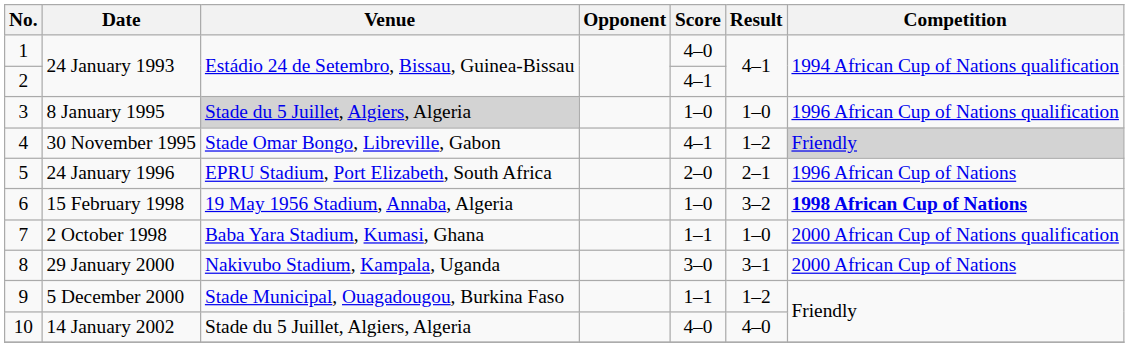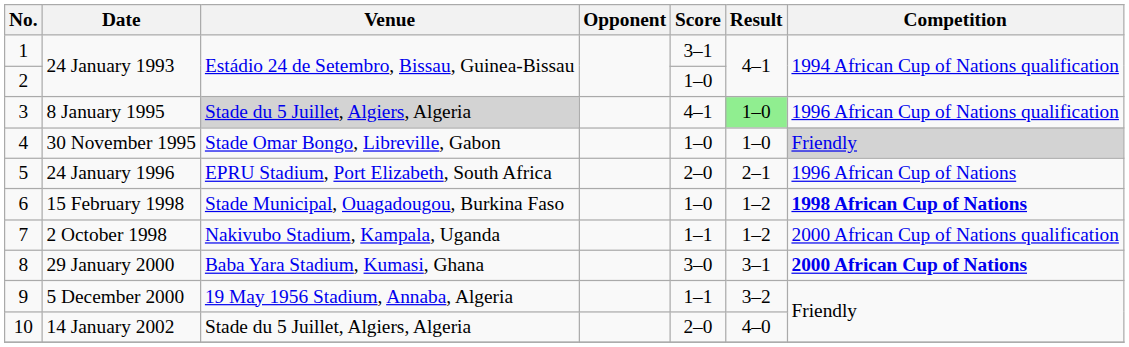(698, 50) 4–0 -> (698, 50) 3–1
(698, 81) 4–1 -> (698, 81) 1–0
(698, 111) 1–0 -> (698, 111) 4–1
(756, 111) no background -> (756, 111) lightgreen background
(698, 142) 4–1 -> (698, 142) 1–0
(756, 142) 1–2 -> (756, 142) 1–0
(359, 204) 19 May 1956 Stadium, Annaba, Algeria -> (384, 204) Stade Municipal, Ouagadougou, Burkina Faso
(756, 204) 3–2 -> (756, 204) 1–2
(344, 234) Baba Yara Stadium, Kumasi, Ghana -> (352, 234) Nakivubo Stadium, Kampala, Uganda
(756, 234) 1–0 -> (756, 234) 1–2
(352, 265) Nakivubo Stadium, Kampala, Uganda -> (344, 265) Baba Yara Stadium, Kumasi, Ghana
(904, 265) normal -> (909, 265) bold
(384, 296) Stade Municipal, Ouagadougou, Burkina Faso -> (359, 296) 19 May 1956 Stadium, Annaba, Algeria
(756, 296) 1–2 -> (756, 296) 3–2
(698, 326) 4–0 -> (698, 326) 2–0
